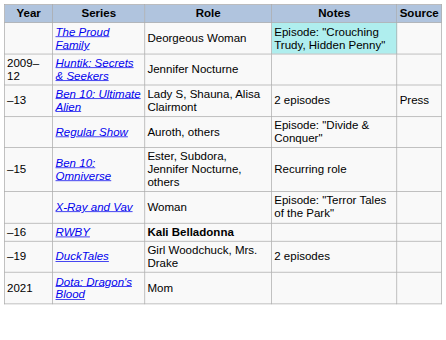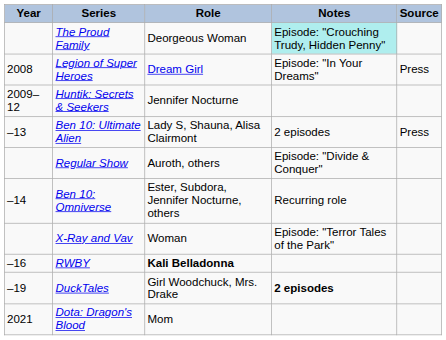+ row: (96, 69)
(17, 169) –15 -> (17, 201) –14
(302, 256) normal -> (304, 288) bold
